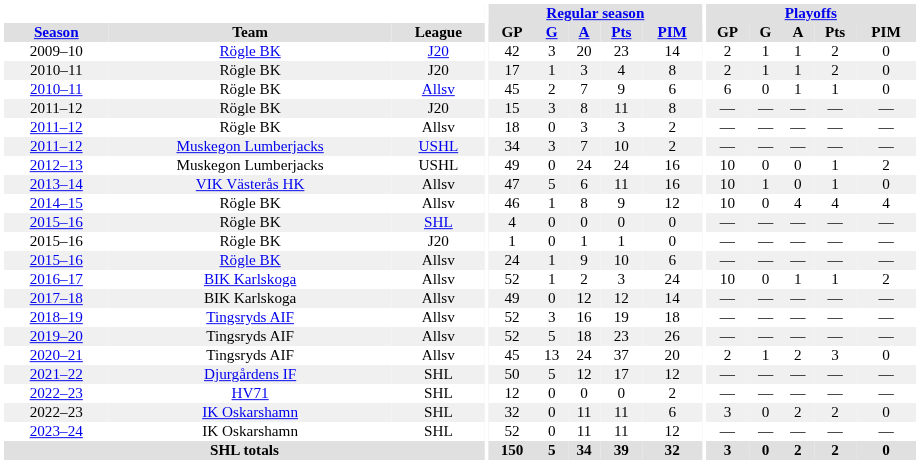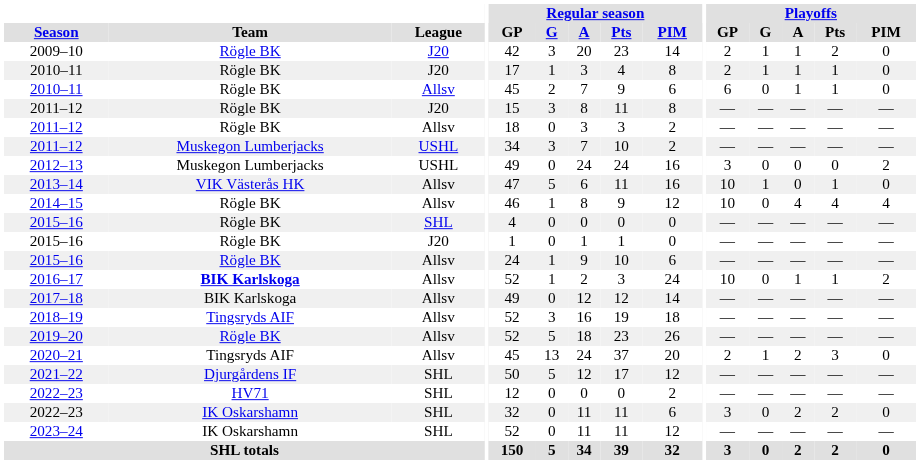(835, 70) 2 -> (835, 70) 1
(727, 165) 10 -> (727, 165) 3
(835, 165) 1 -> (835, 165) 0
(250, 279) normal -> (250, 279) bold
(250, 336) Tingsryds AIF -> (250, 336) Rögle BK
